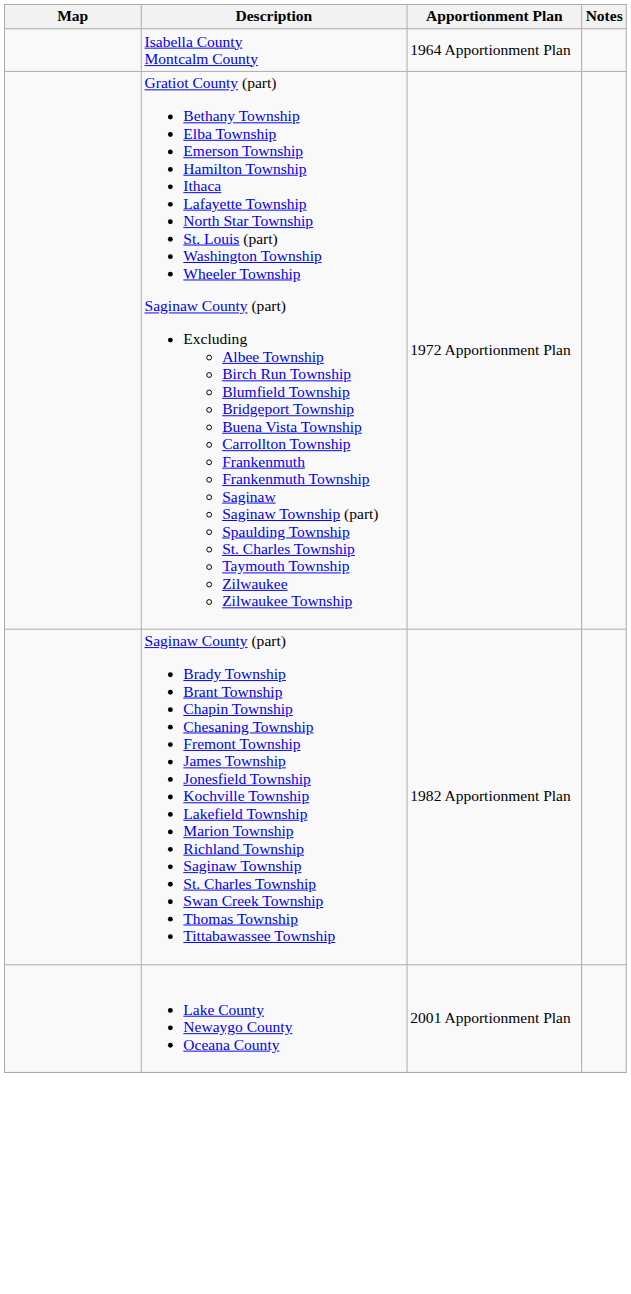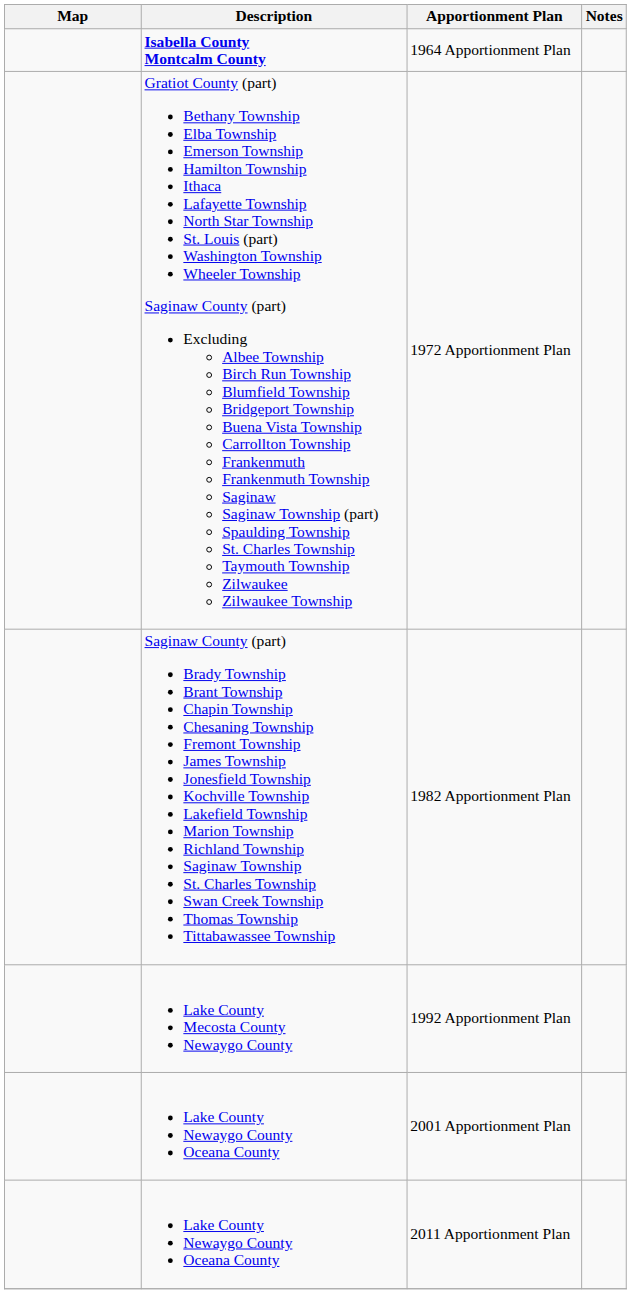(201, 50) normal -> (205, 50) bold
+ row: (491, 1018)
+ row: (490, 1234)
